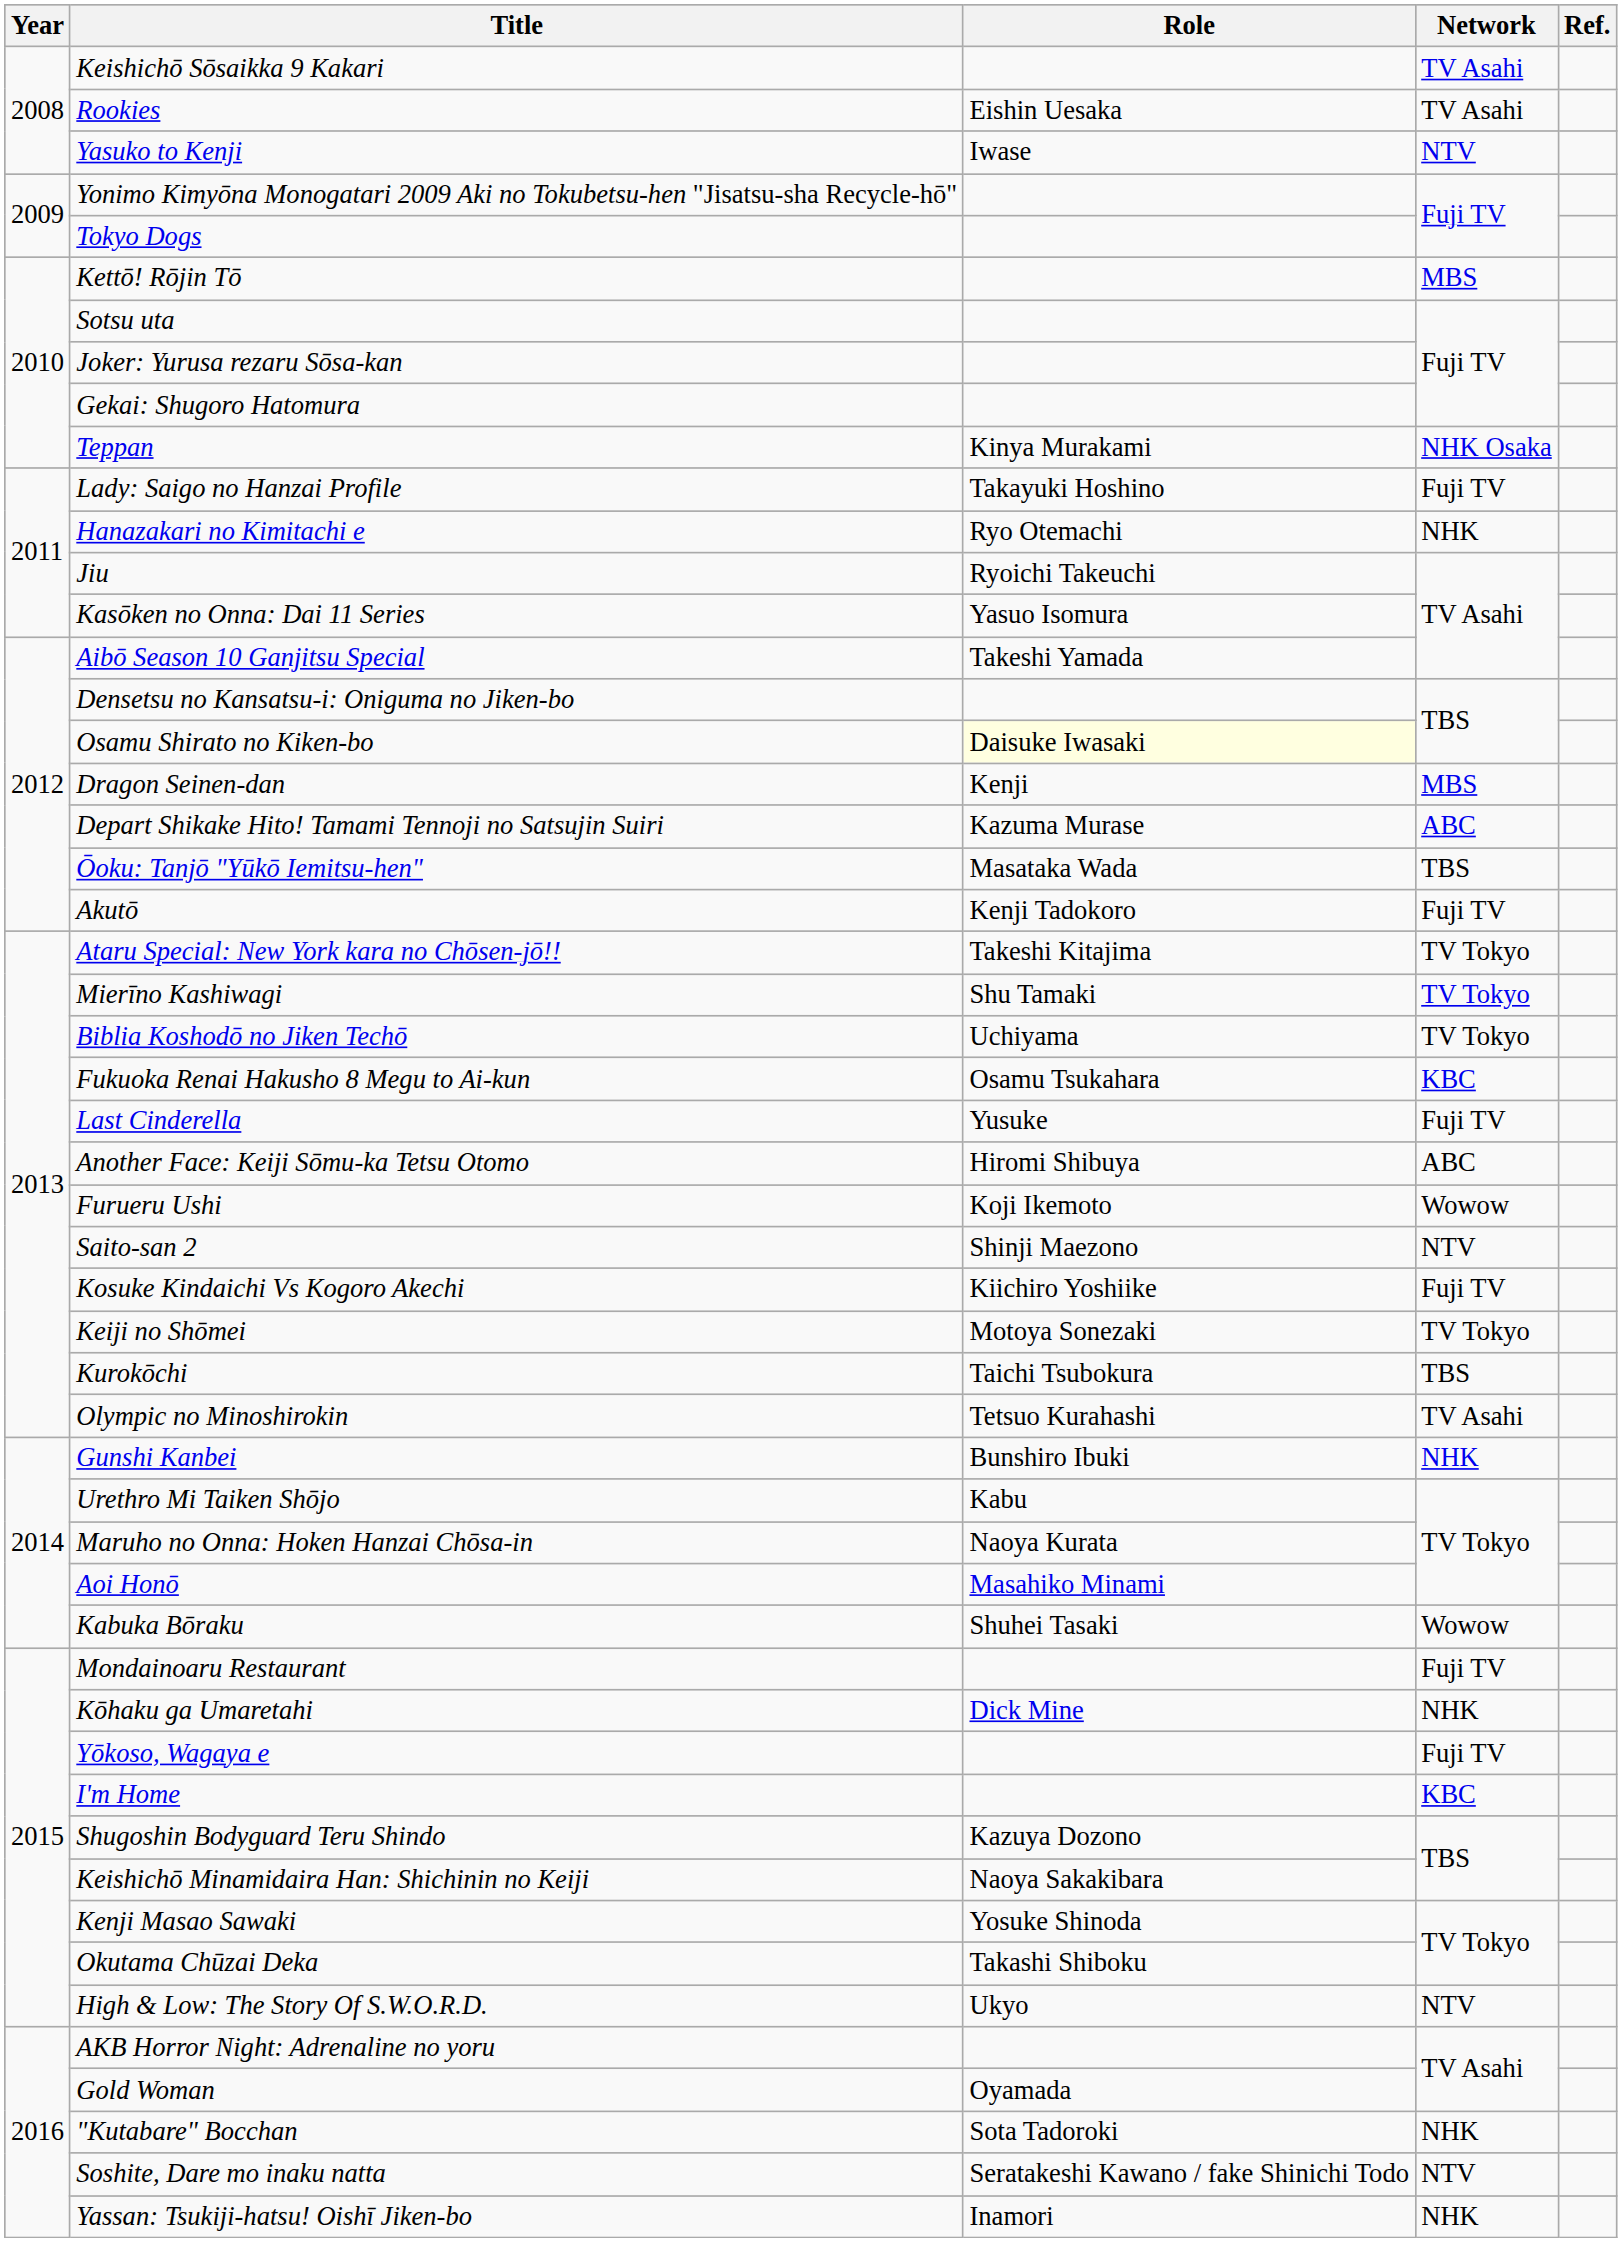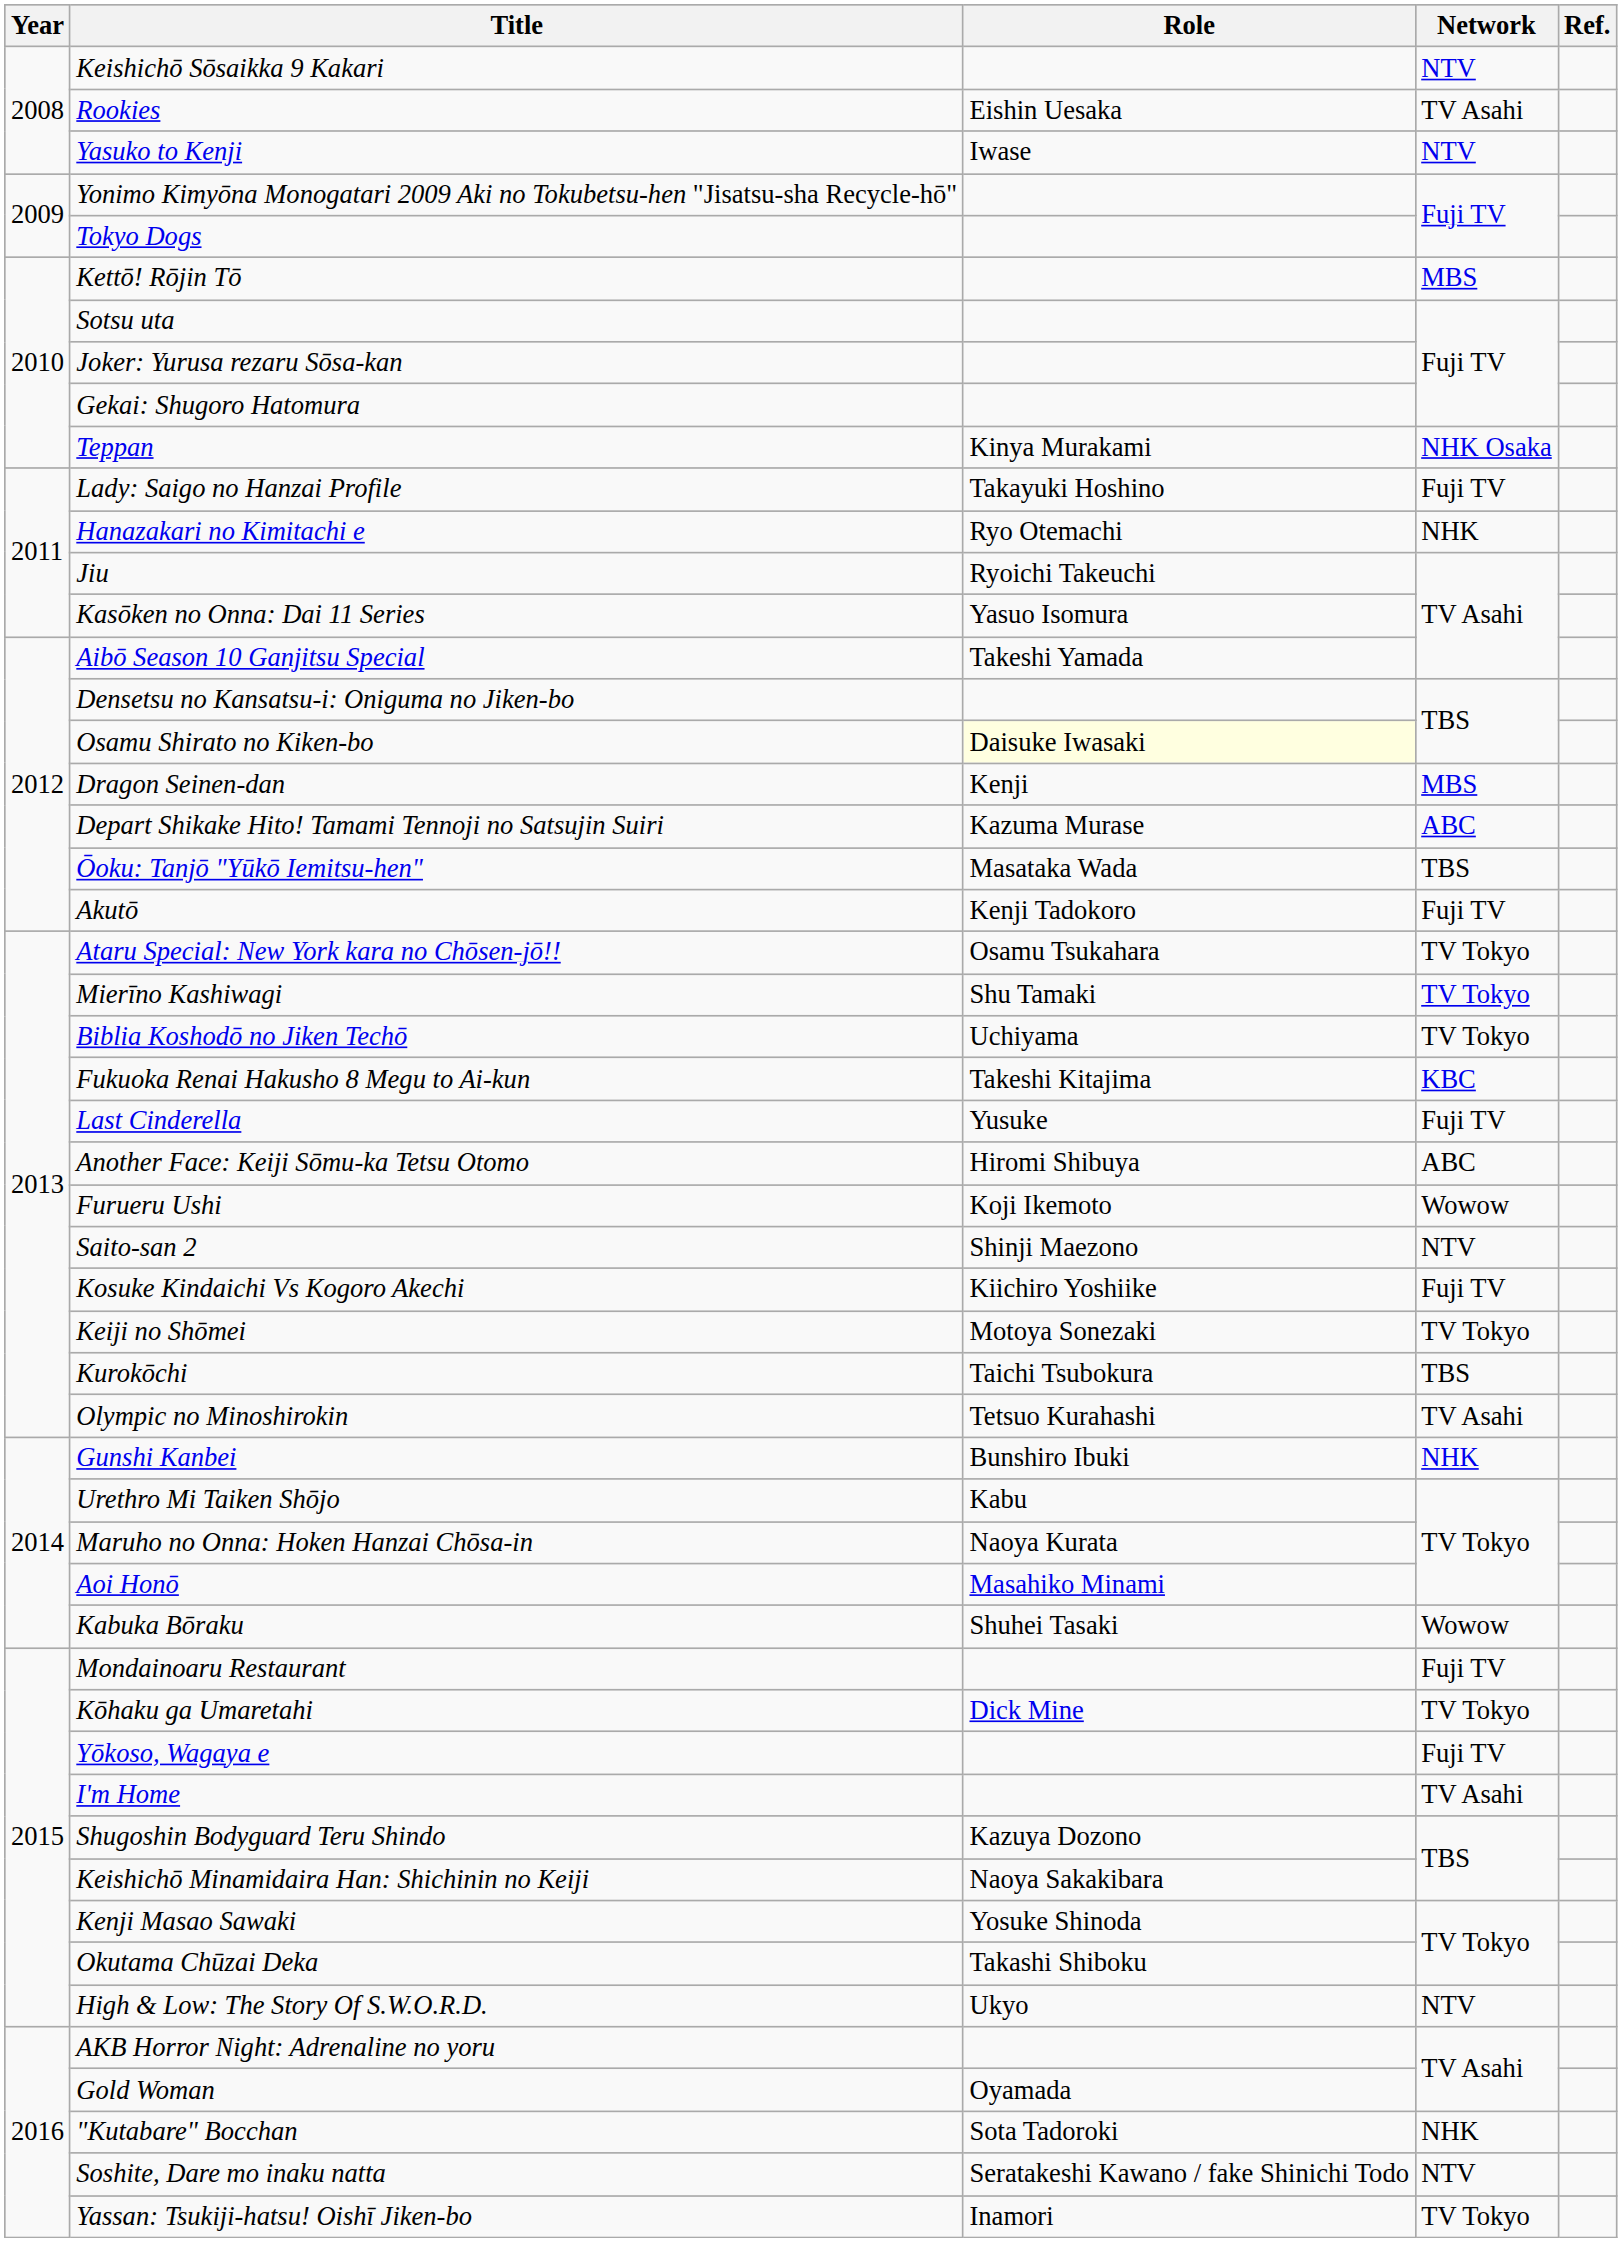(1472, 67) TV Asahi -> (1448, 67) NTV
(1060, 952) Takeshi Kitajima -> (1065, 952) Osamu Tsukahara
(1065, 1078) Osamu Tsukahara -> (1060, 1078) Takeshi Kitajima
(1450, 1710) NHK -> (1475, 1710) TV Tokyo
(1449, 1794) KBC -> (1472, 1794) TV Asahi
(1450, 2215) NHK -> (1475, 2215) TV Tokyo
